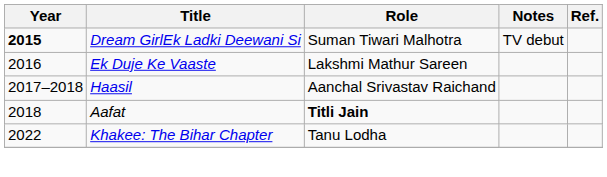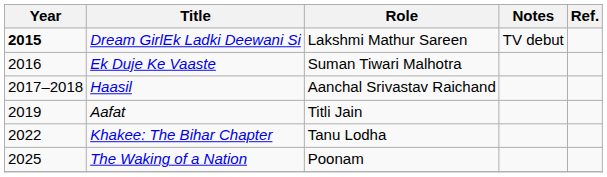(385, 40) Suman Tiwari Malhotra -> (388, 40) Lakshmi Mathur Sareen
(388, 64) Lakshmi Mathur Sareen -> (385, 64) Suman Tiwari Malhotra
(25, 111) 2018 -> (25, 111) 2019
(338, 111) bold -> (335, 111) normal
+ row: (169, 159)
